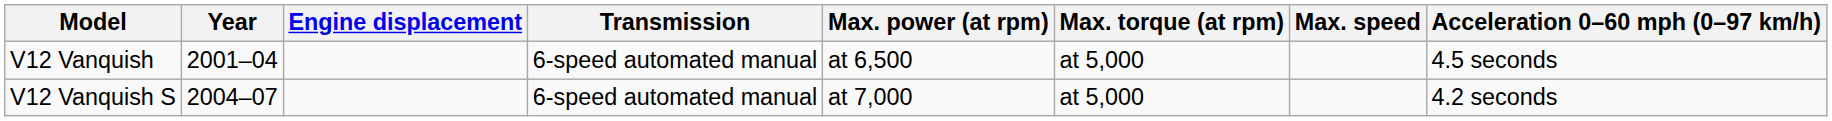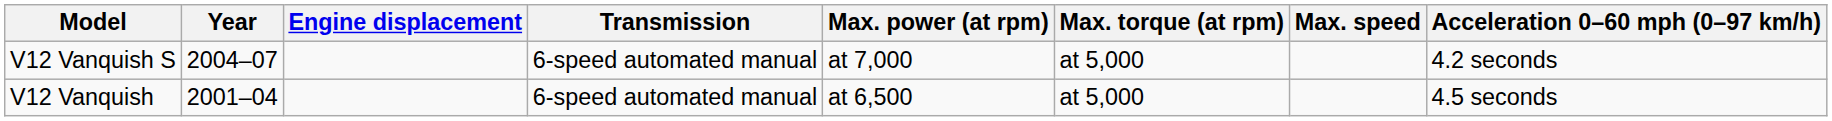rows swapped: (82, 60) <-> (93, 97)
